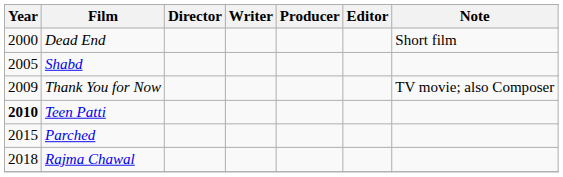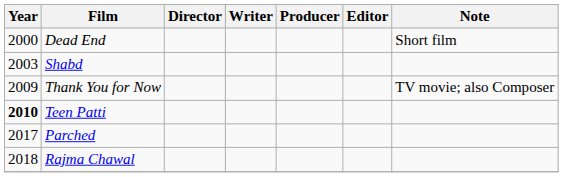(23, 64) 2005 -> (23, 64) 2003
(23, 135) 2015 -> (23, 135) 2017
